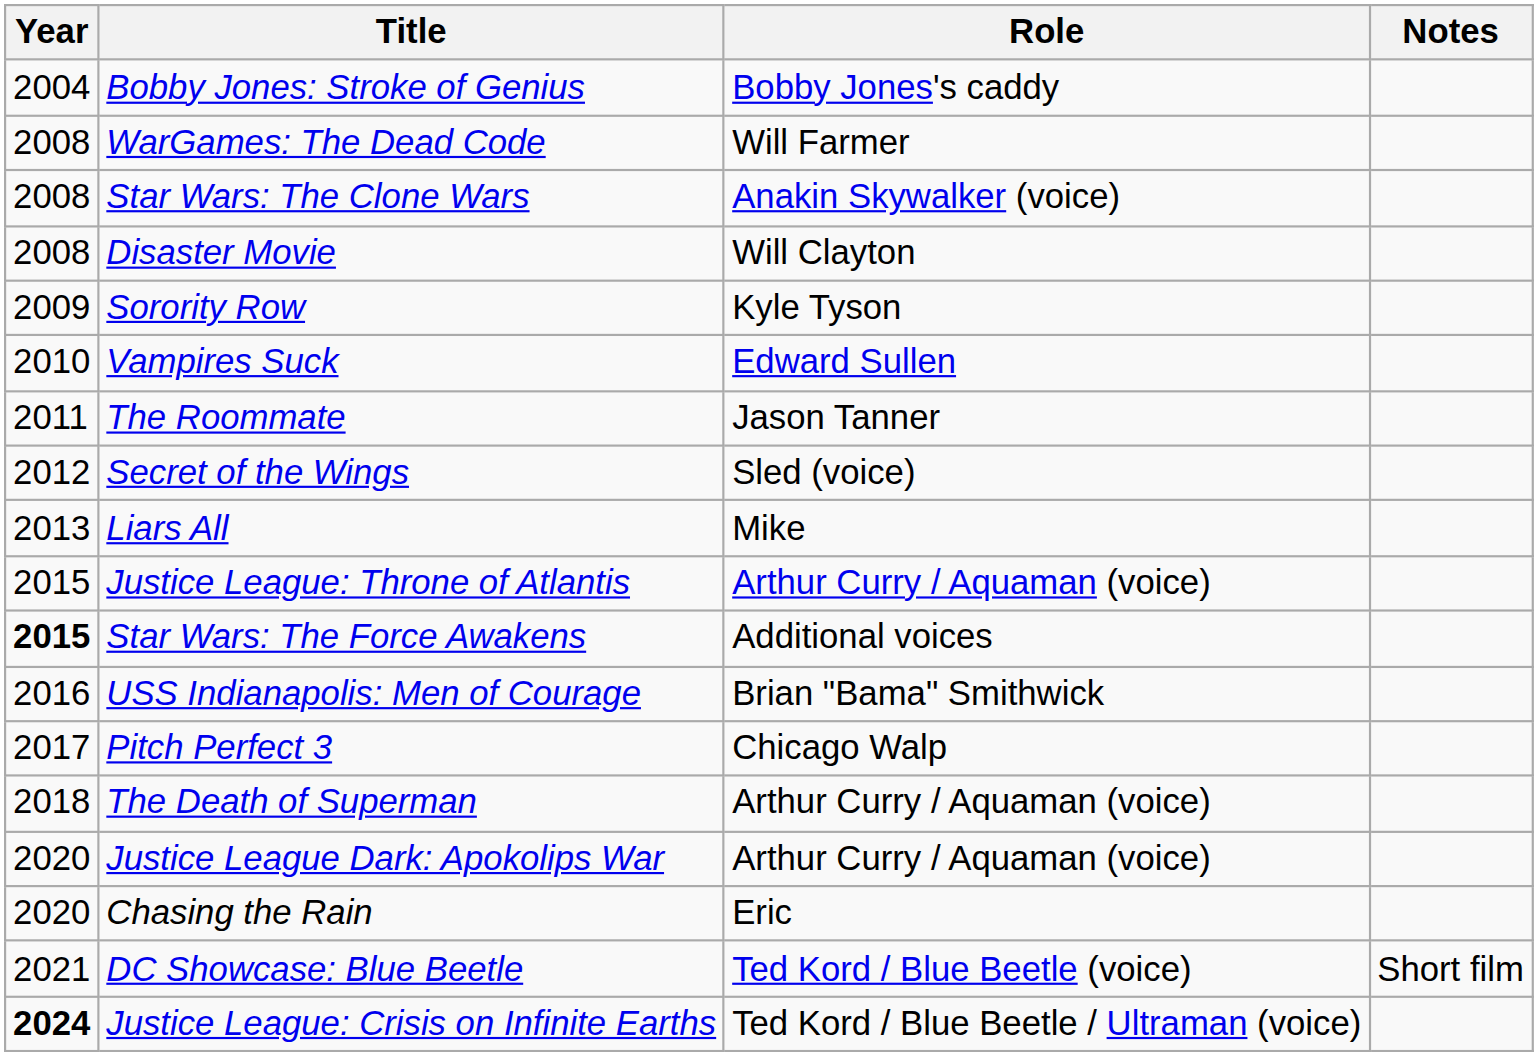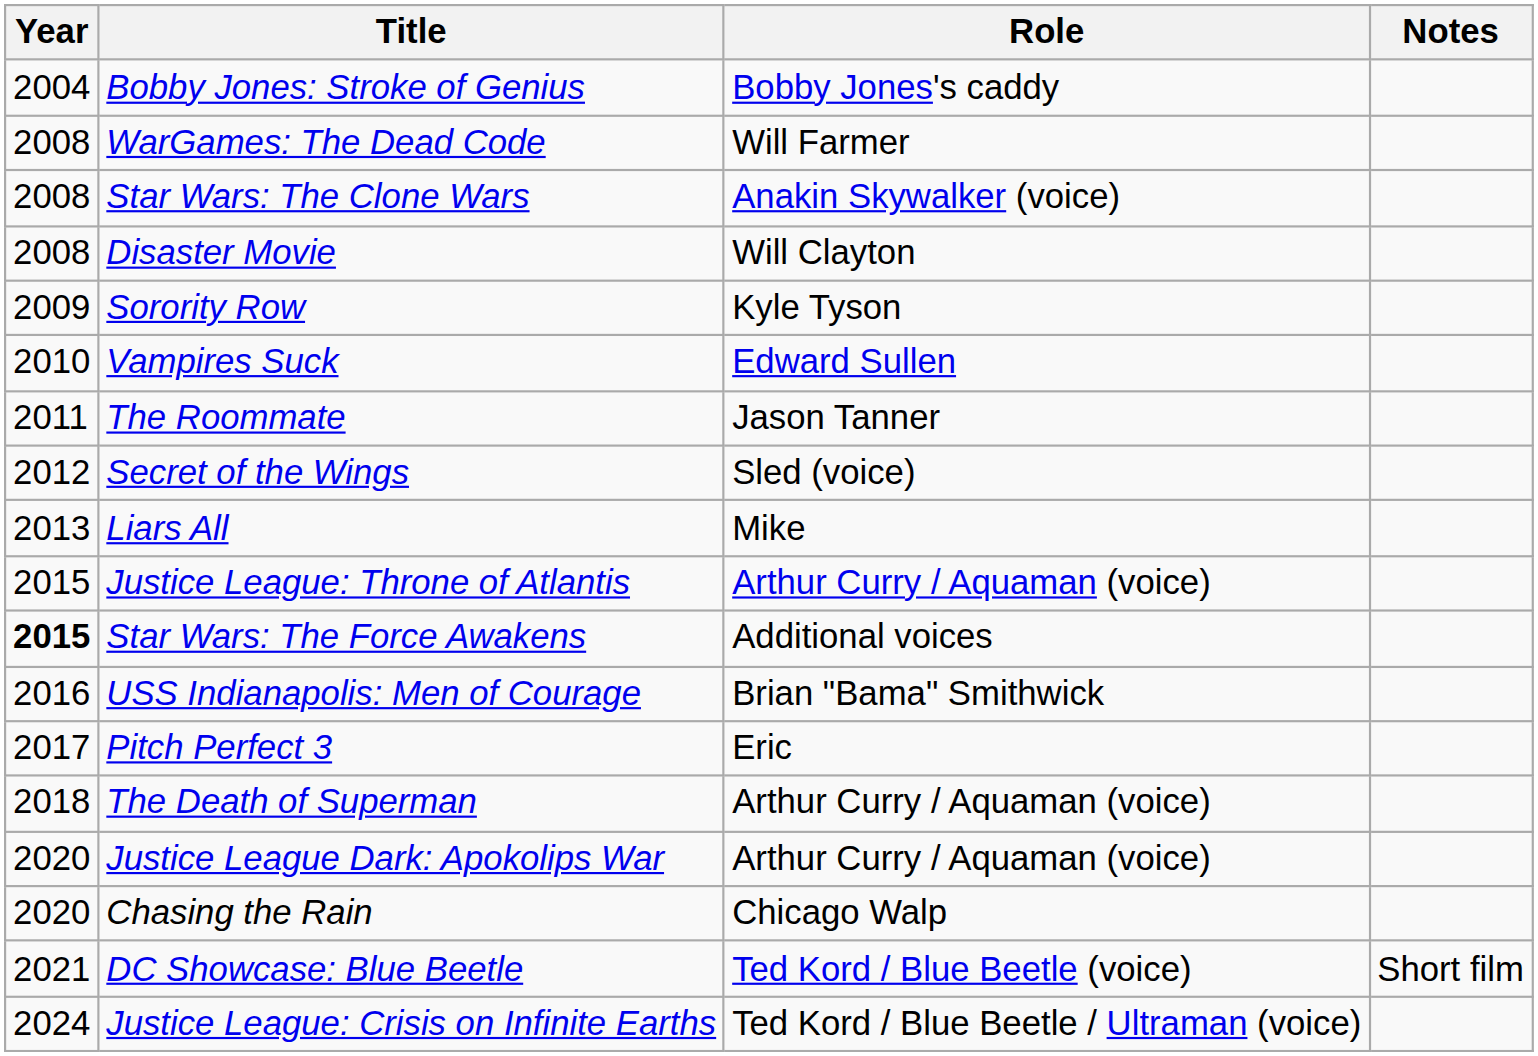(840, 747) Chicago Walp -> (762, 747) Eric
(762, 913) Eric -> (840, 913) Chicago Walp
(52, 1023) bold -> (52, 1023) normal
